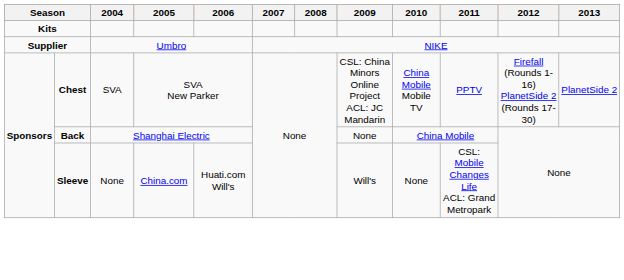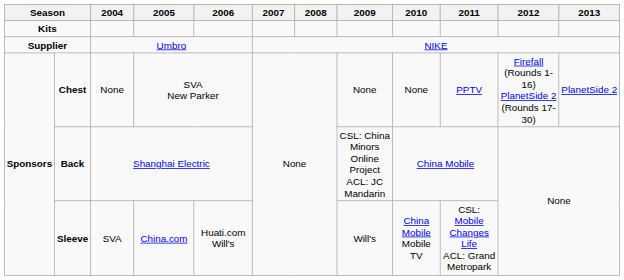(112, 90) SVA -> (112, 90) None
(365, 90) CSL: China Minors Online Project ACL: JC Mandarin -> (365, 90) None
(416, 90) China Mobile Mobile TV -> (416, 90) None
(365, 135) None -> (365, 164) CSL: China Minors Online Project ACL: JC Mandarin
(112, 180) None -> (112, 238) SVA
(416, 180) None -> (416, 238) China Mobile Mobile TV
